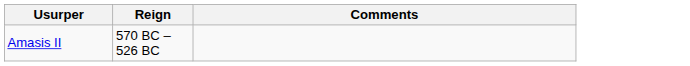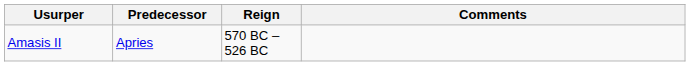+ column: (167, 14)
